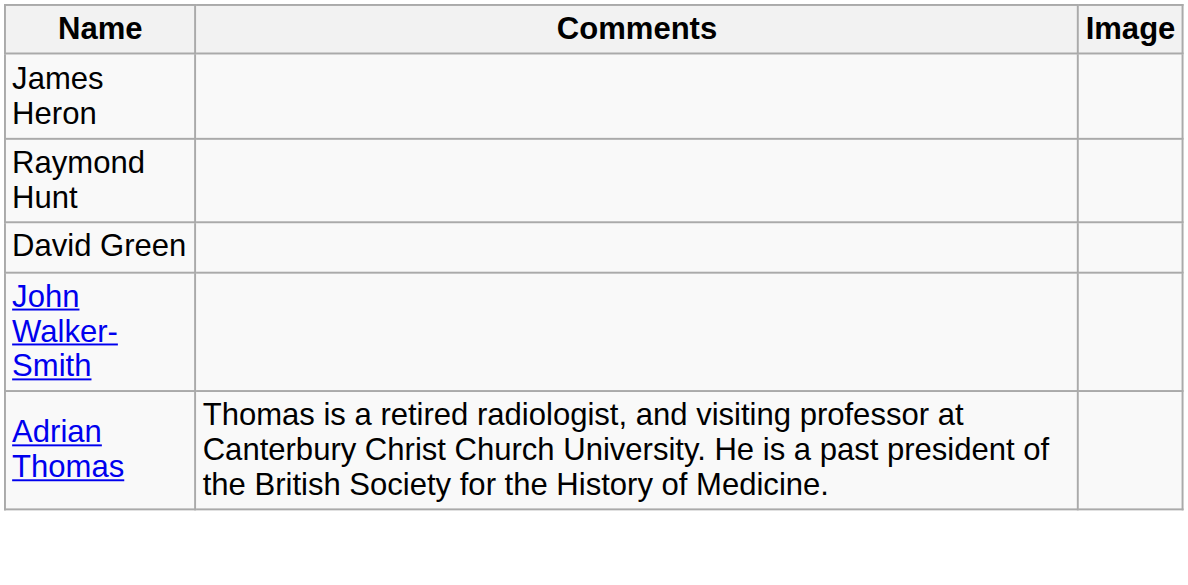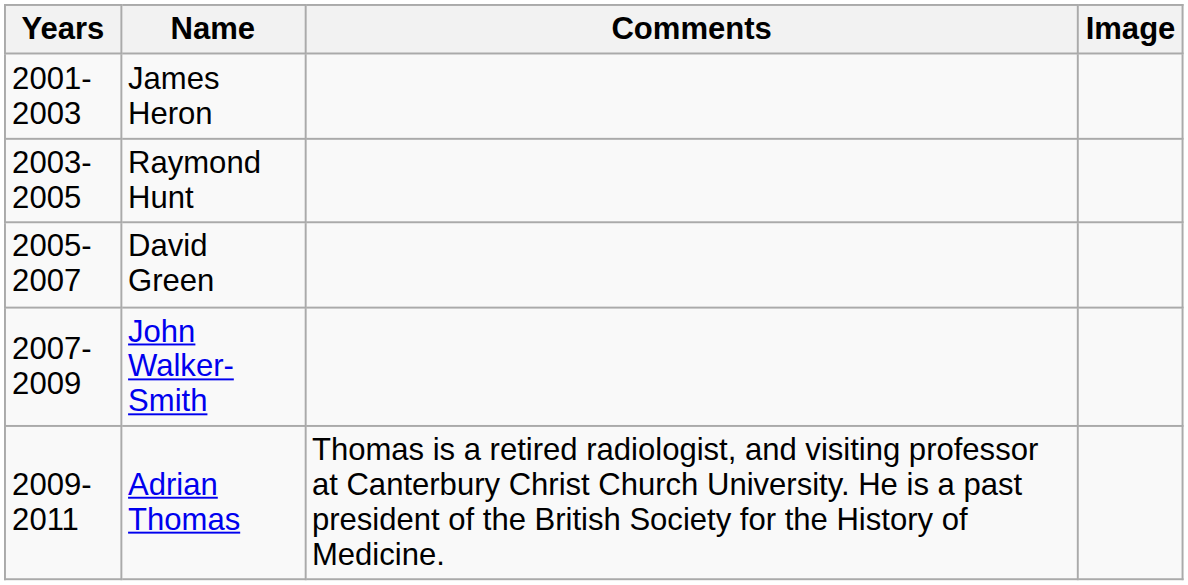+ column: (63, 29)
